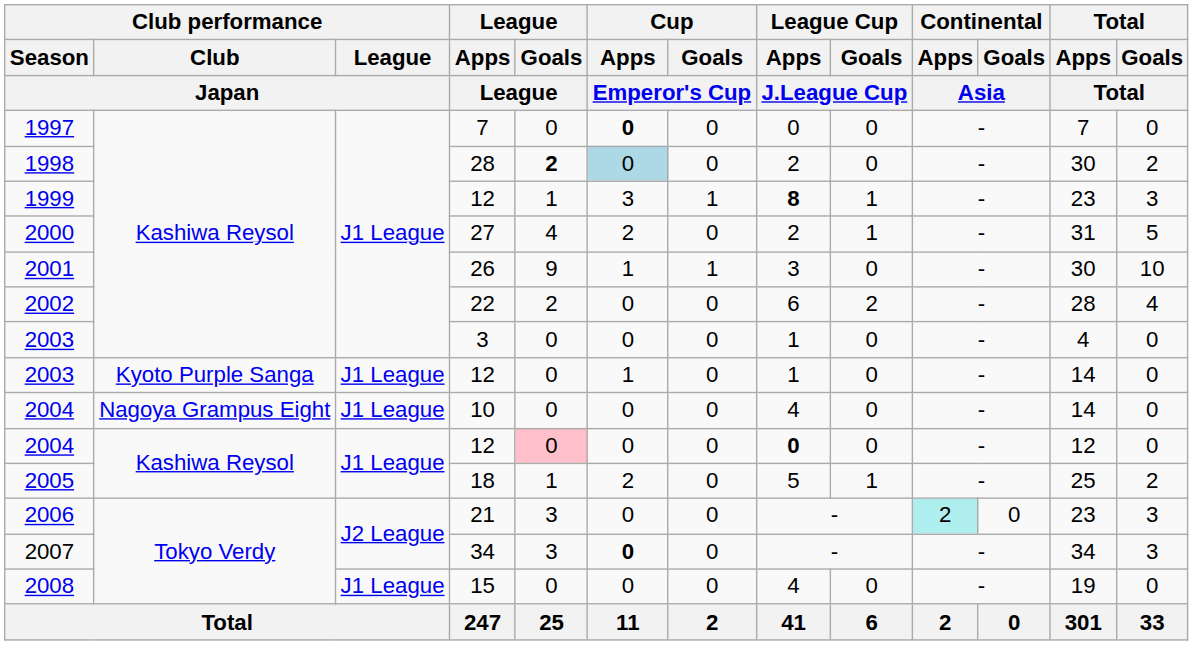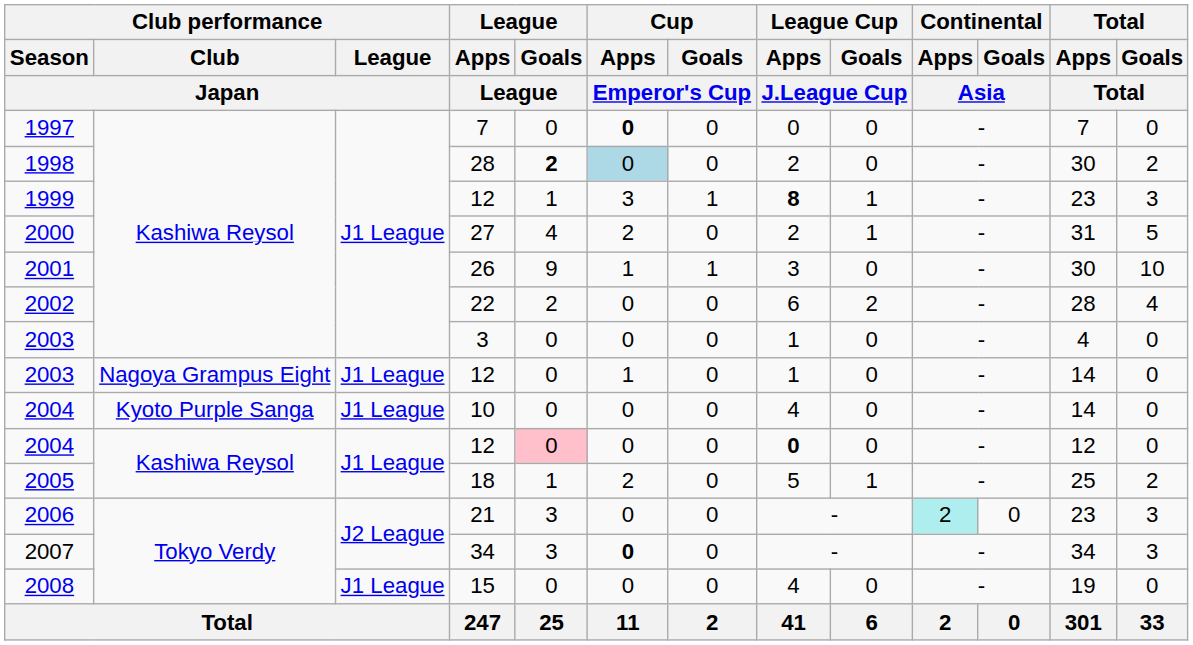(215, 374) Kyoto Purple Sanga -> (215, 374) Nagoya Grampus Eight
(215, 410) Nagoya Grampus Eight -> (215, 410) Kyoto Purple Sanga
